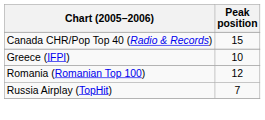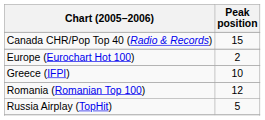+ row: (71, 57)
(237, 90) 7 -> (237, 106) 5
